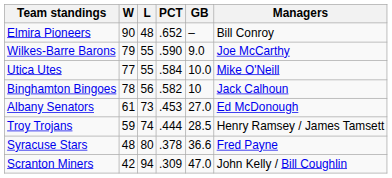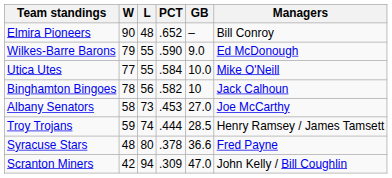(253, 51) Joe McCarthy -> (258, 51) Ed McDonough
(128, 107) 61 -> (128, 107) 58
(258, 107) Ed McDonough -> (253, 107) Joe McCarthy
